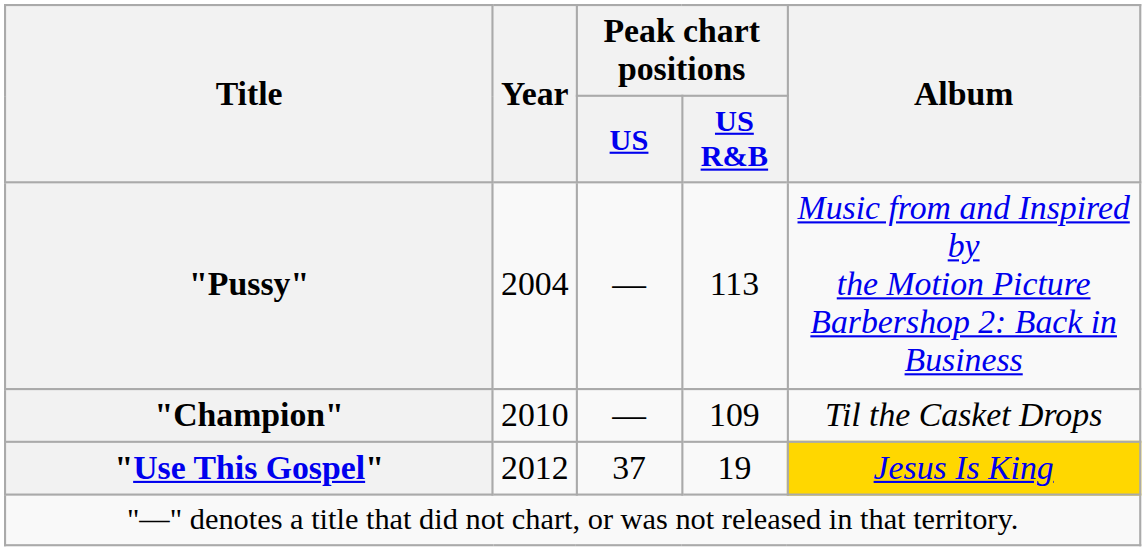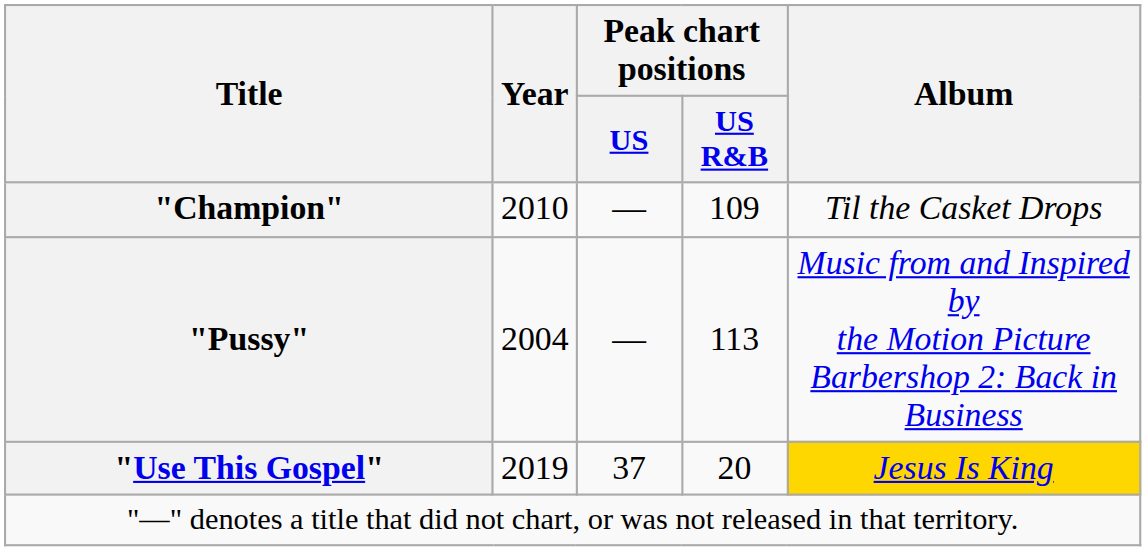rows swapped: (249, 284) <-> (249, 414)
(535, 467) 2012 -> (535, 467) 2019
(734, 467) 19 -> (734, 467) 20
